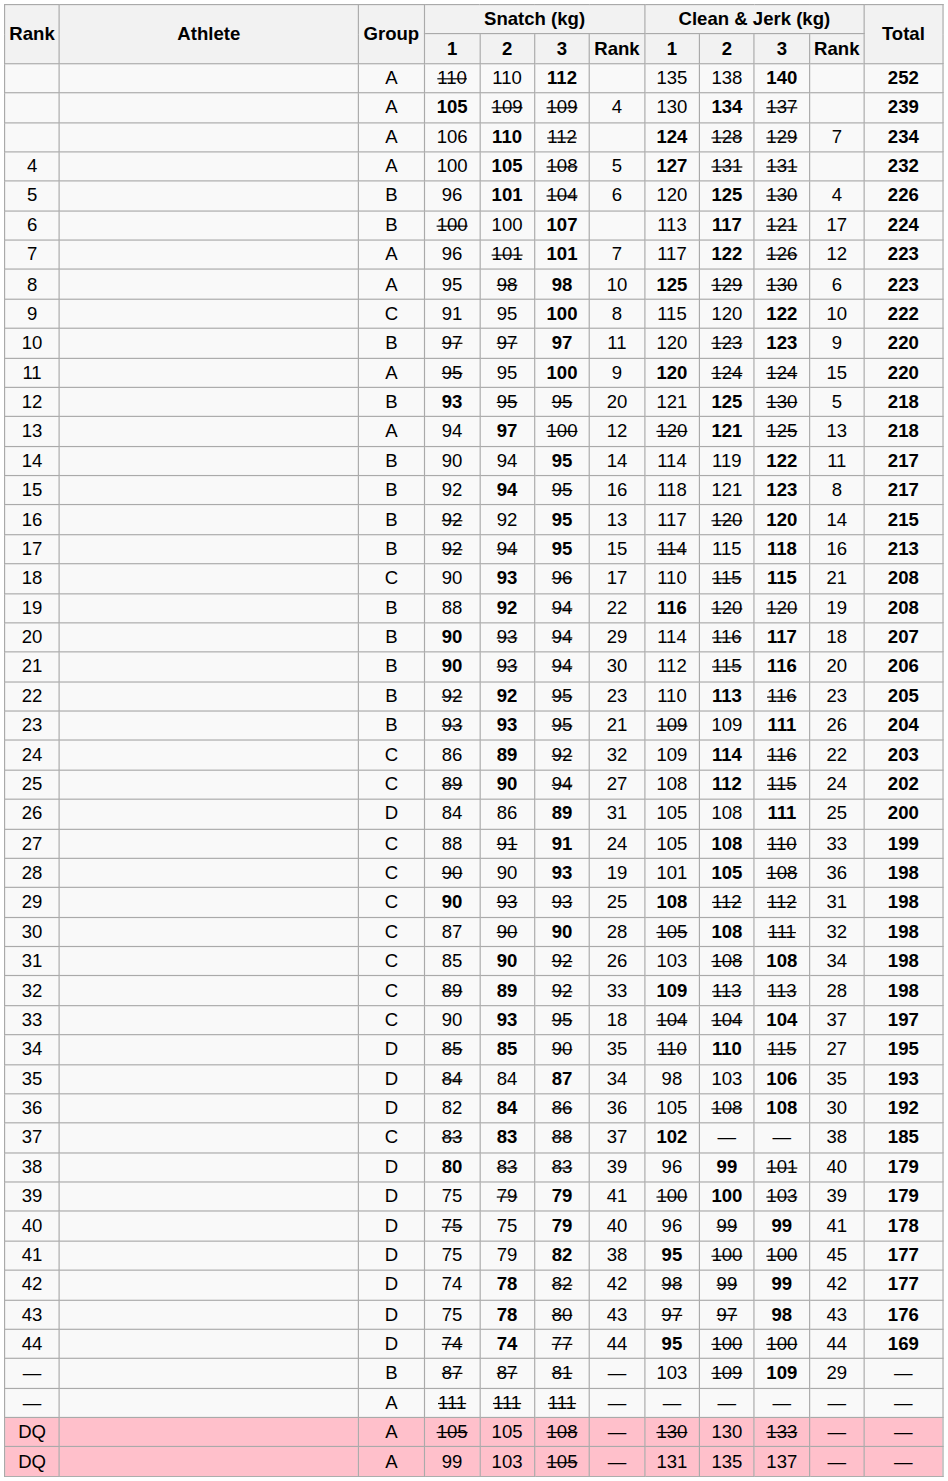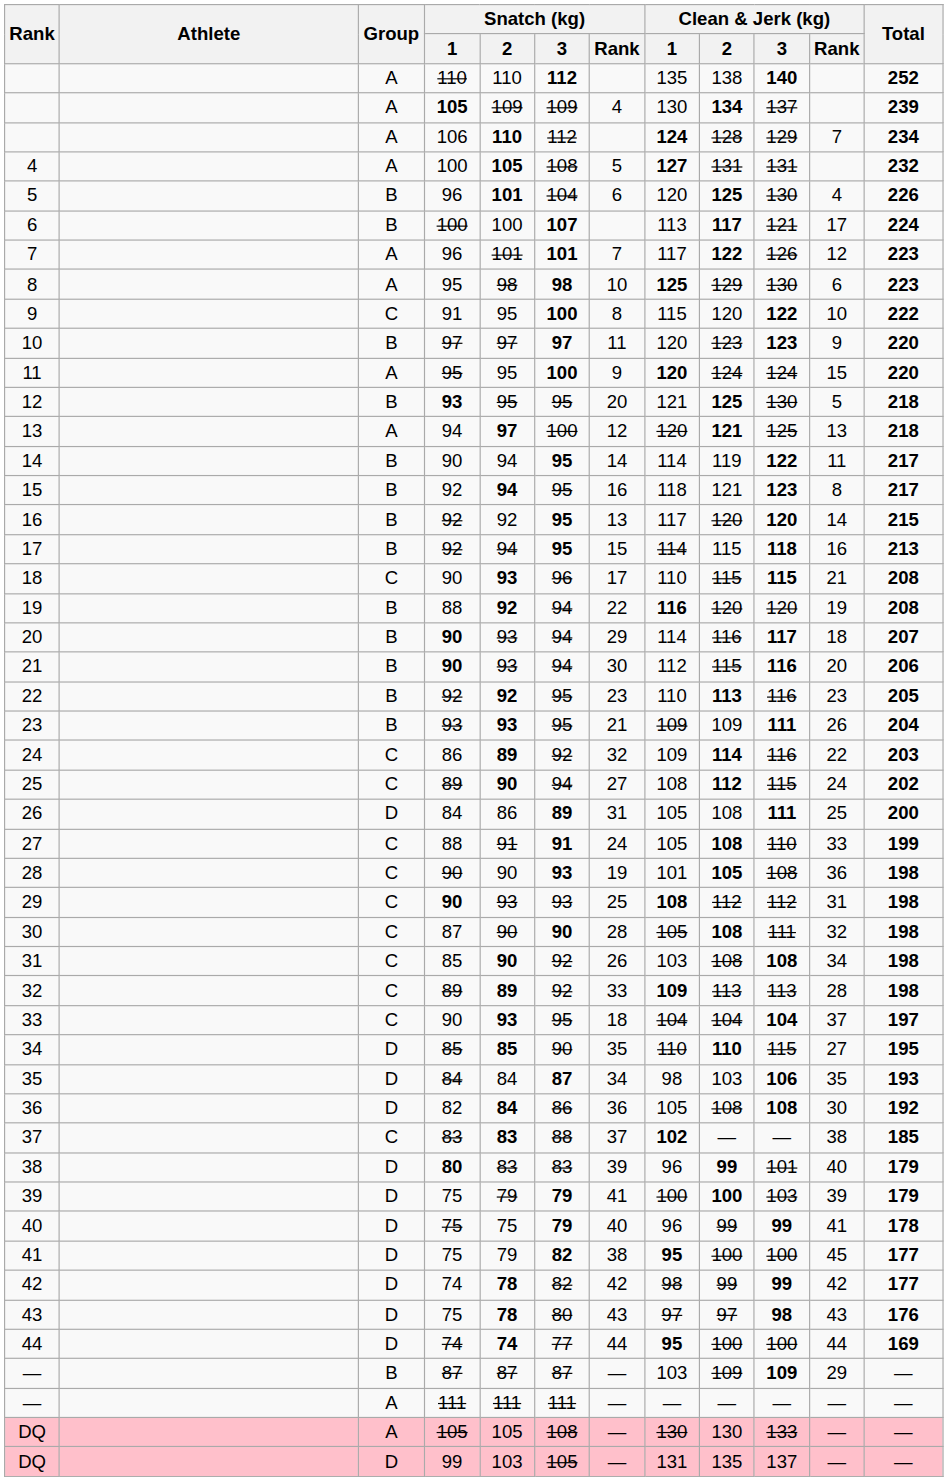(562, 1373) 81 -> (562, 1373) 87
(391, 1461) A -> (391, 1461) D
